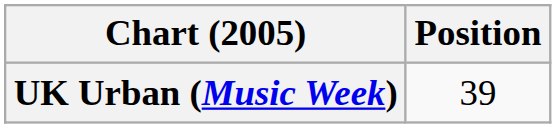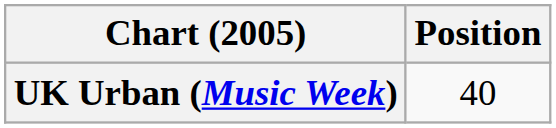(478, 92) 39 -> (478, 92) 40
